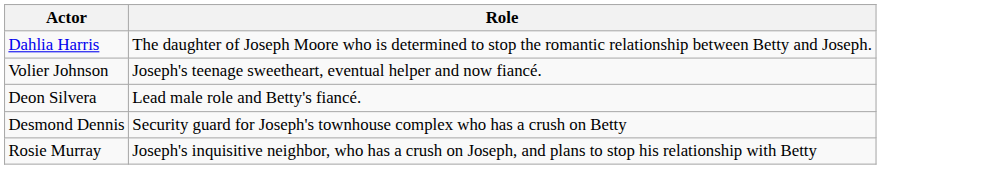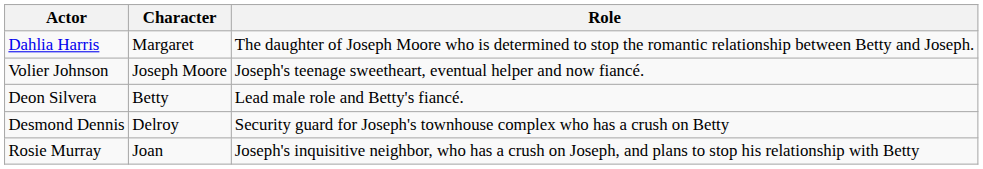+ column: (180, 17)
